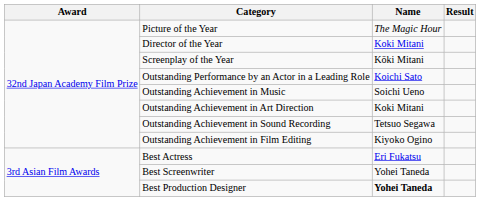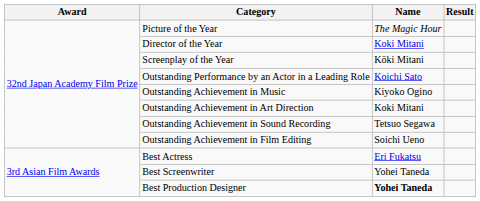(399, 92) Soichi Ueno -> (403, 92) Kiyoko Ogino
(403, 140) Kiyoko Ogino -> (399, 140) Soichi Ueno
